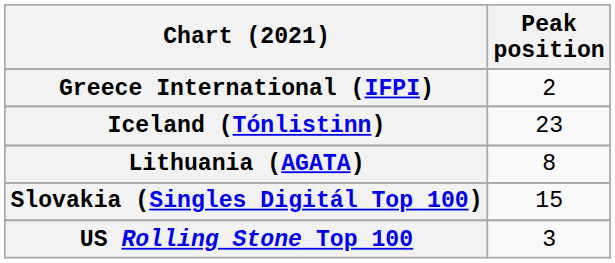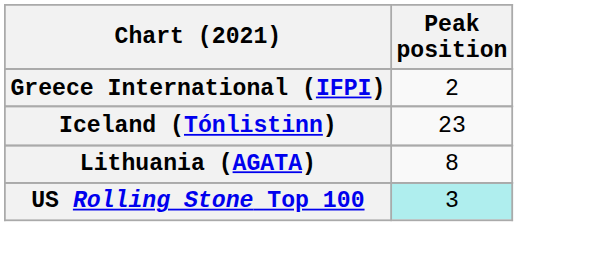- row: (246, 201)
(549, 239) no background -> (452, 201) paleturquoise background
